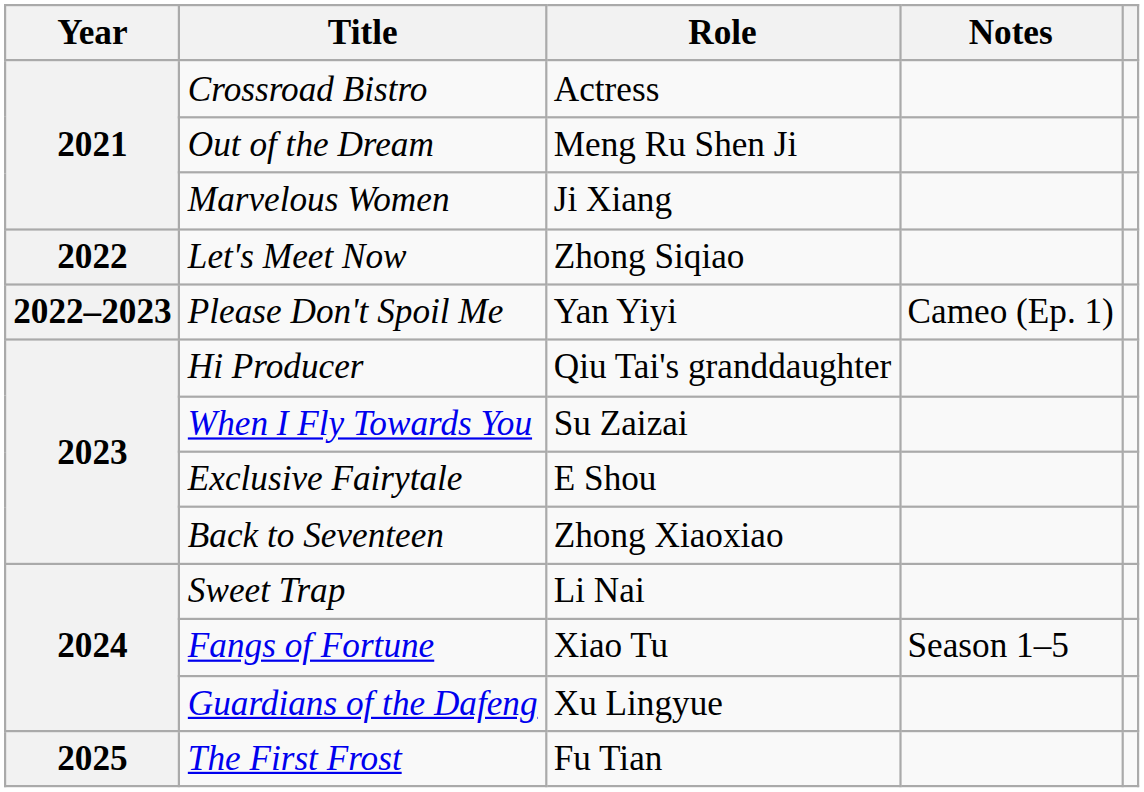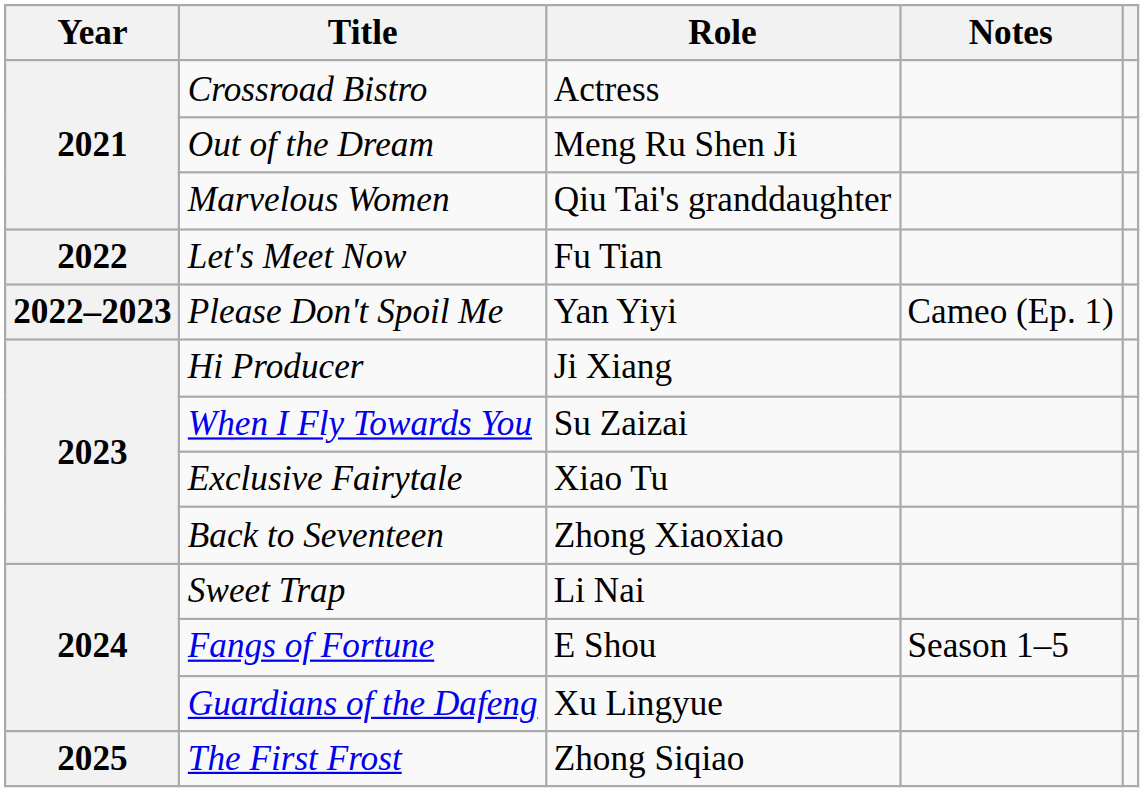(613, 199) Ji Xiang -> (723, 199) Qiu Tai's granddaughter
(649, 255) Zhong Siqiao -> (608, 255) Fu Tian
(723, 367) Qiu Tai's granddaughter -> (613, 367) Ji Xiang
(605, 479) E Shou -> (611, 479) Xiao Tu
(611, 646) Xiao Tu -> (605, 646) E Shou
(608, 758) Fu Tian -> (649, 758) Zhong Siqiao
